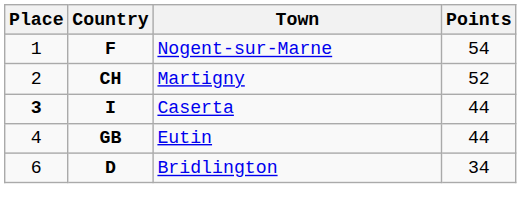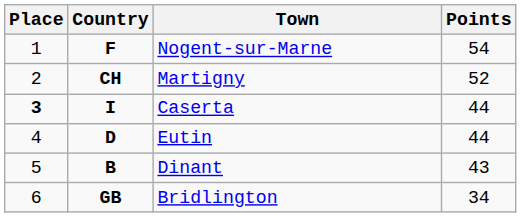(111, 138) GB -> (111, 138) D
+ row: (190, 168)
(111, 168) D -> (111, 198) GB
